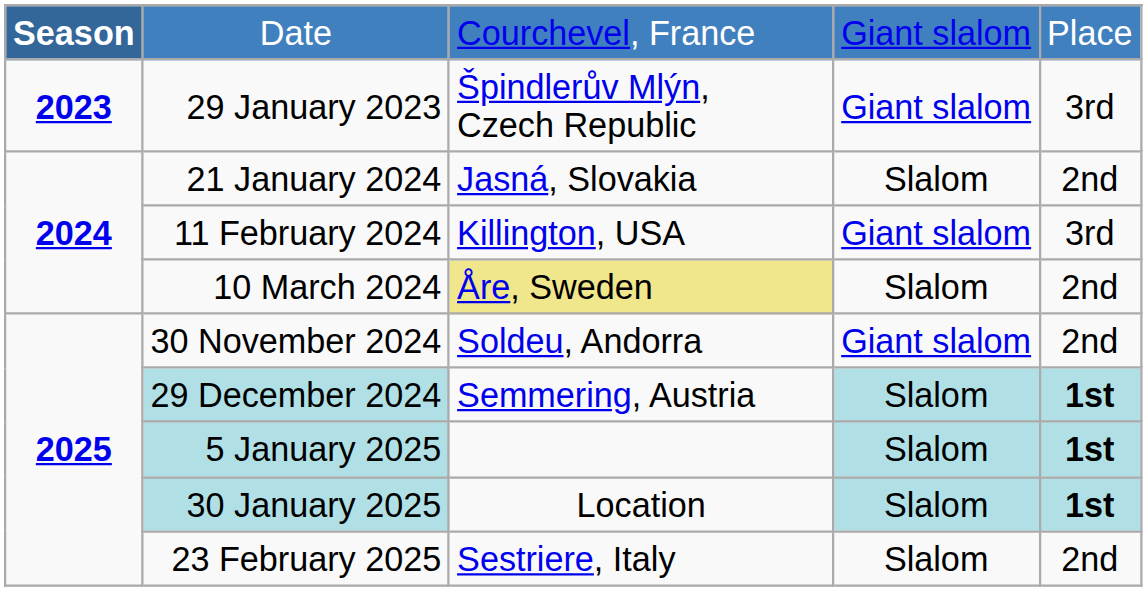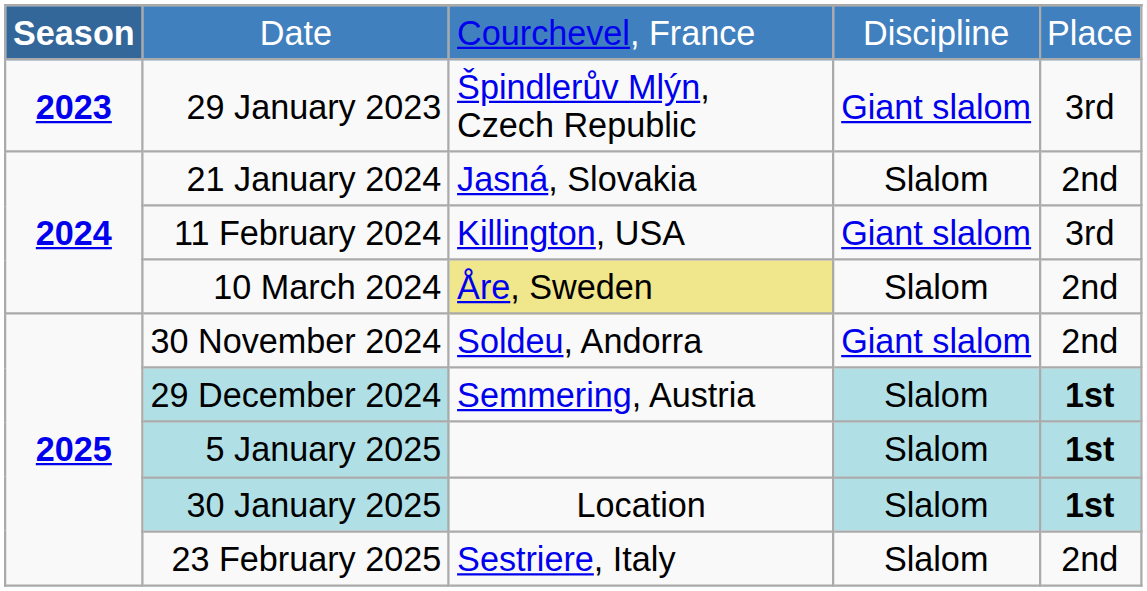(936, 32) Giant slalom -> (936, 32) Discipline
